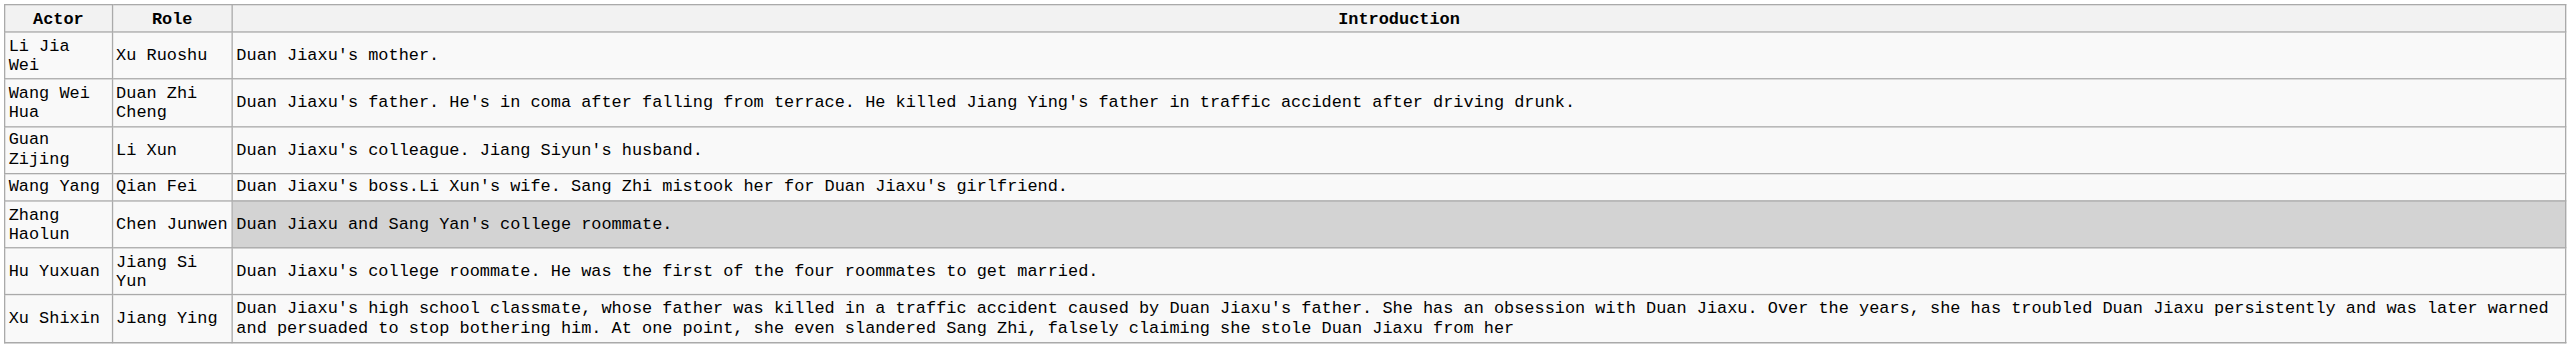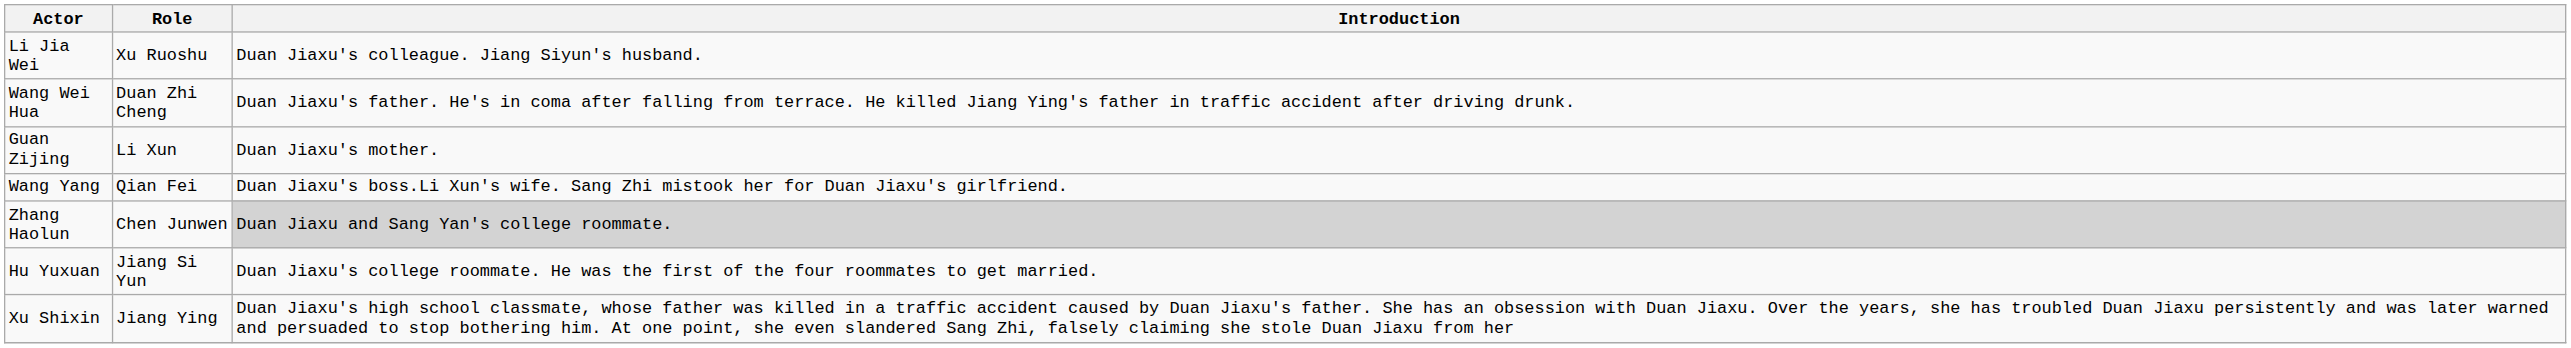(338, 56) Duan Jiaxu's mother. -> (470, 56) Duan Jiaxu's colleague. Jiang Siyun's husband.
(470, 150) Duan Jiaxu's colleague. Jiang Siyun's husband. -> (338, 150) Duan Jiaxu's mother.
